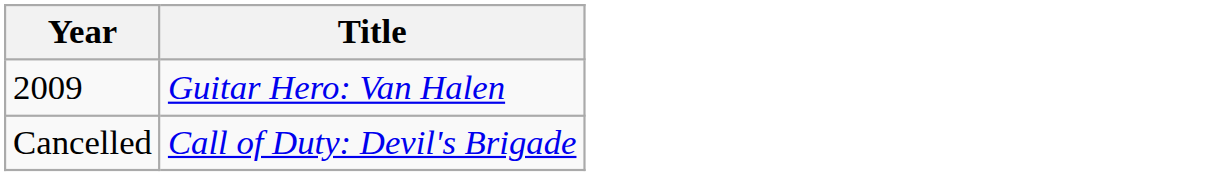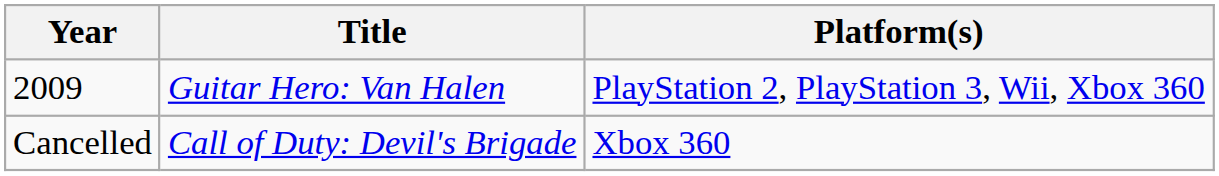+ column: (899, 32)
